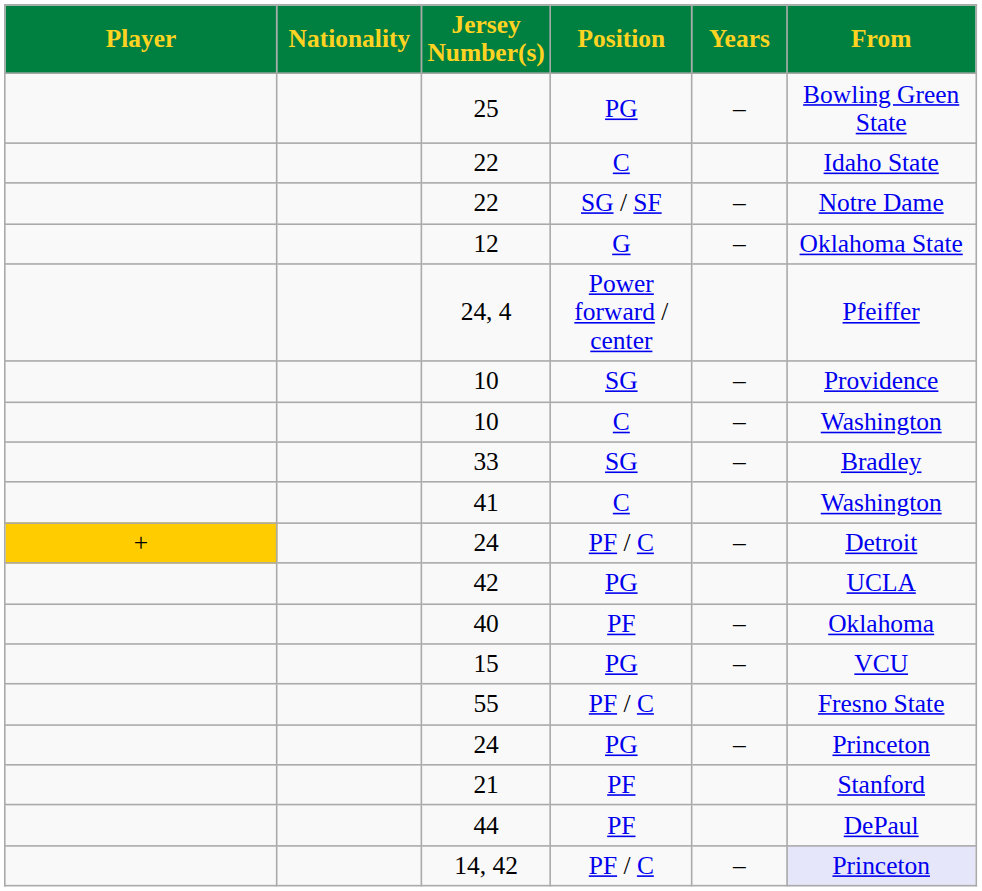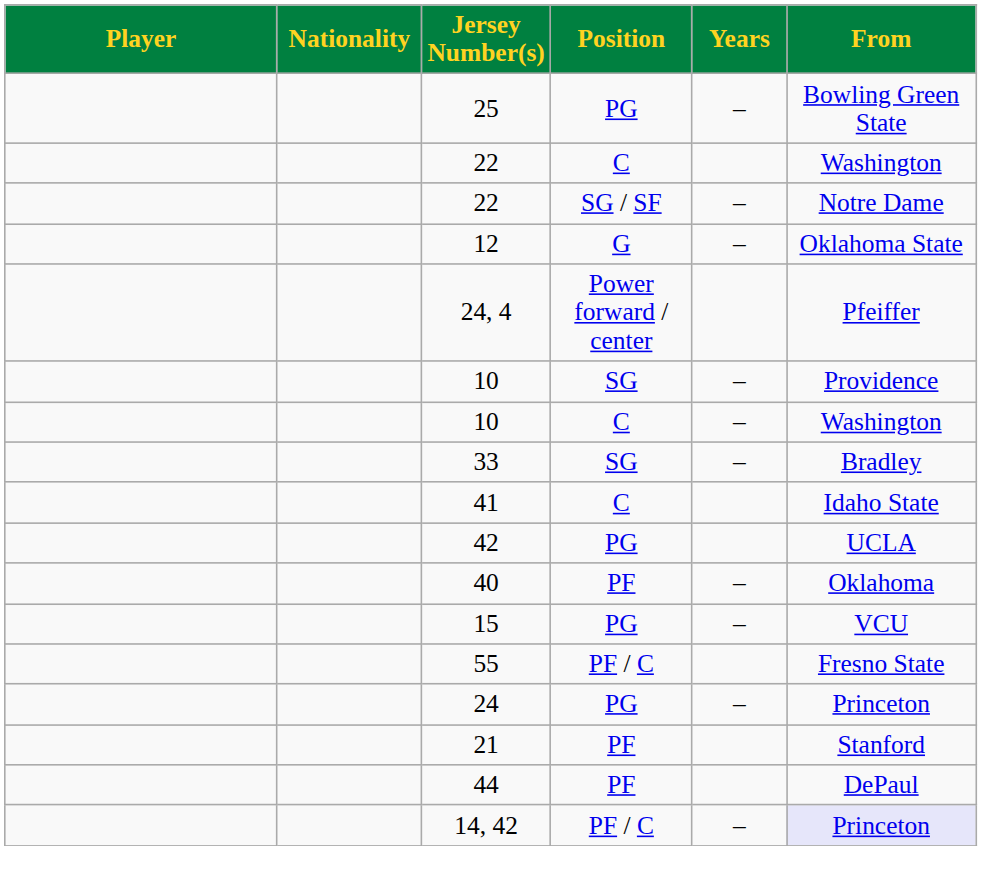(881, 162) Idaho State -> (881, 162) Washington
(881, 502) Washington -> (881, 502) Idaho State
- row: (486, 542)
